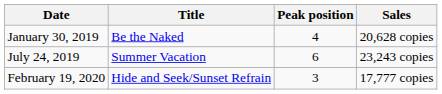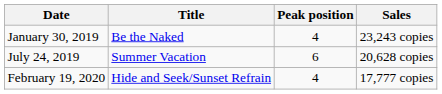(397, 36) 20,628 copies -> (397, 36) 23,243 copies
(397, 57) 23,243 copies -> (397, 57) 20,628 copies
(315, 78) 3 -> (315, 78) 4
